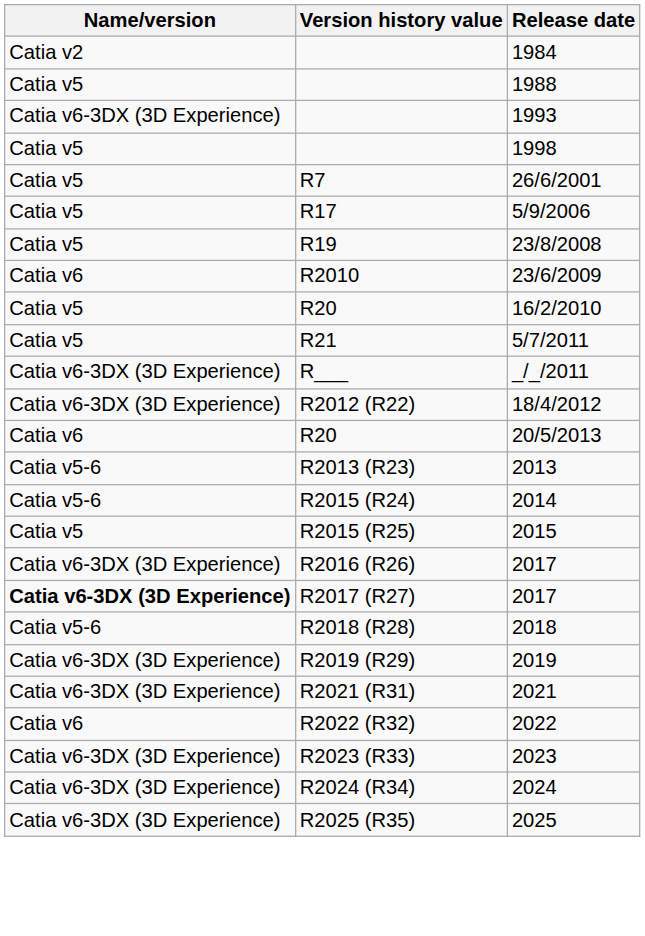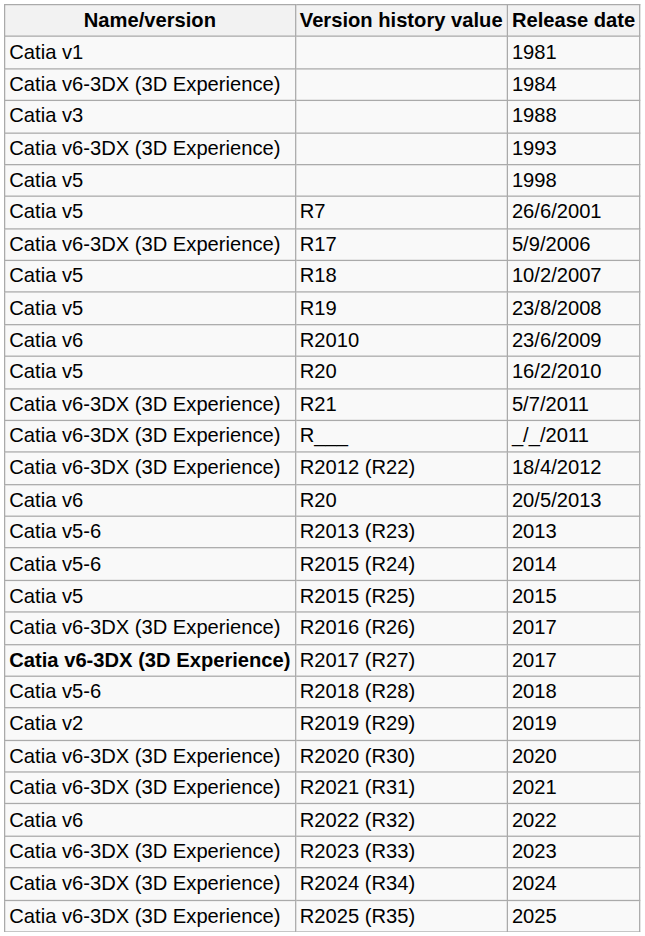+ row: (401, 53)
(46, 52) Catia v2 -> (145, 84) Catia v6-3DX (3D Experience)
(46, 84) Catia v5 -> (46, 116) Catia v3
(46, 212) Catia v5 -> (145, 244) Catia v6-3DX (3D Experience)
+ row: (318, 276)
(46, 340) Catia v5 -> (145, 404) Catia v6-3DX (3D Experience)
(145, 659) Catia v6-3DX (3D Experience) -> (46, 723) Catia v2
+ row: (358, 755)
